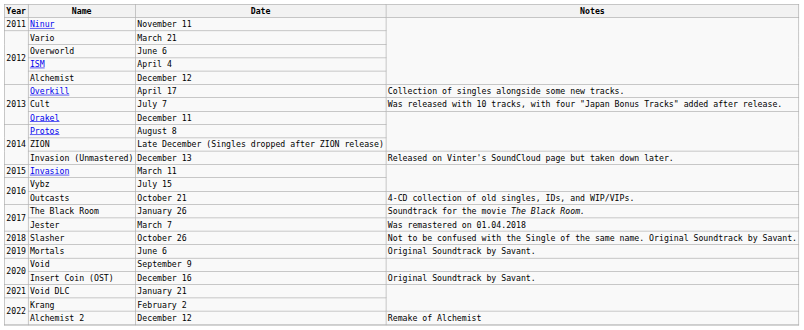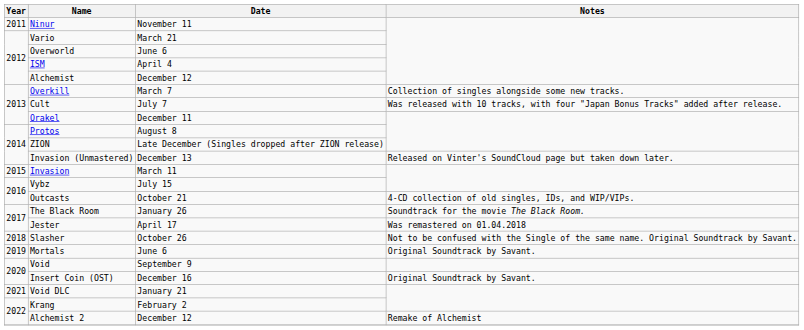(157, 91) April 17 -> (155, 91) March 7
(155, 225) March 7 -> (157, 225) April 17
